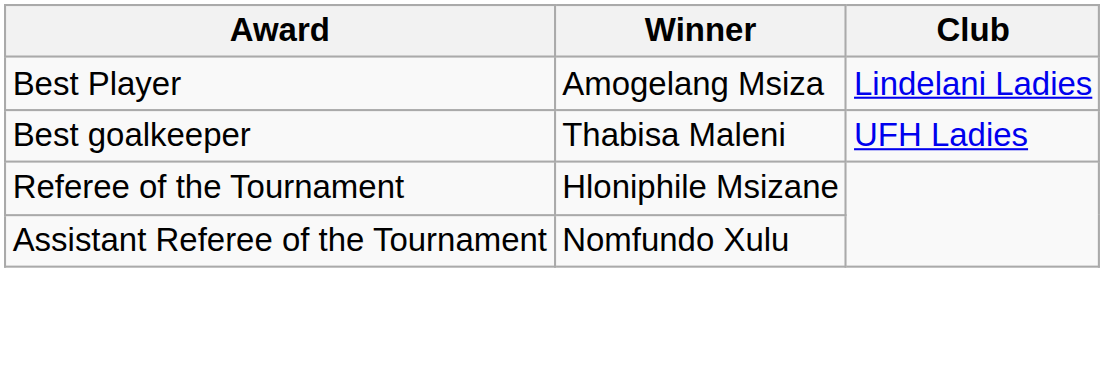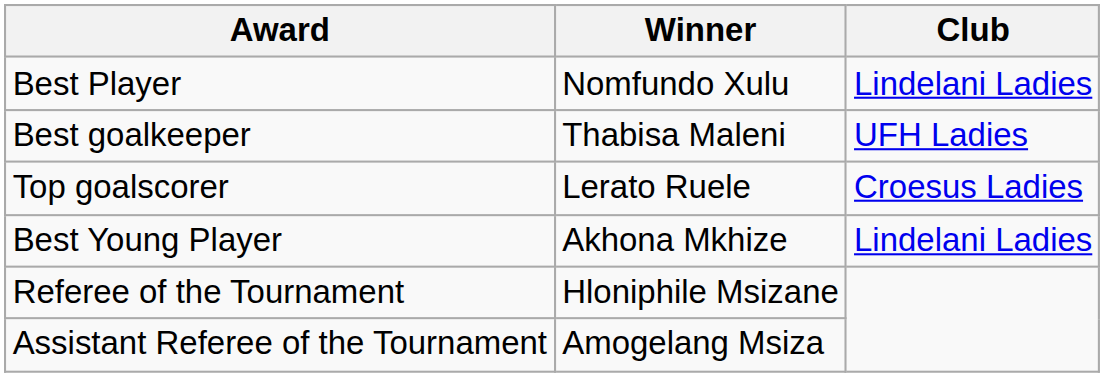(693, 82) Amogelang Msiza -> (676, 82) Nomfundo Xulu
+ row: (121, 187)
+ row: (147, 239)
(676, 239) Nomfundo Xulu -> (693, 344) Amogelang Msiza
